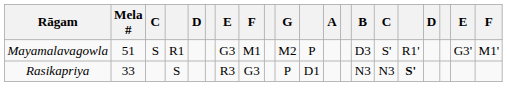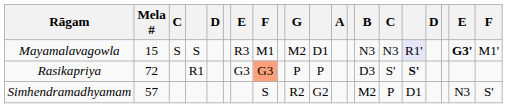(128, 50) 51 -> (152, 50) 15
(177, 50) R1 -> (196, 50) S
(227, 50) G3 -> (242, 50) R3
(312, 50) P -> (320, 50) D1
(363, 50) D3 -> (367, 50) N3
(386, 50) S' -> (391, 50) N3
(411, 50) no background -> (414, 50) lavender background
(463, 50) normal -> (462, 50) bold
(128, 71) 33 -> (152, 71) 72
(177, 71) S -> (196, 71) R1
(227, 71) R3 -> (242, 71) G3
(252, 71) no background -> (265, 71) lightsalmon background
(312, 71) D1 -> (320, 71) P
(363, 71) N3 -> (367, 71) D3
(386, 71) N3 -> (391, 71) S'
+ row: (69, 92)
